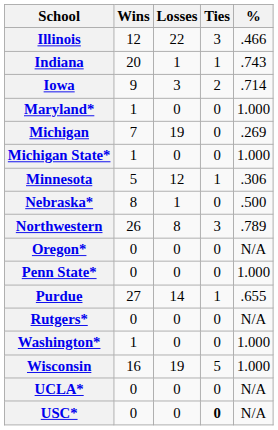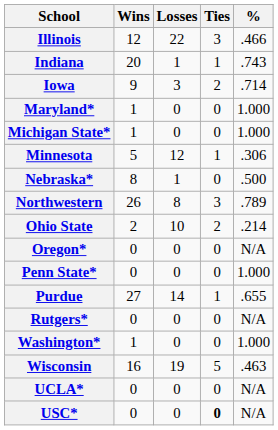- row: (59, 132)
+ row: (59, 226)
(253, 366) 1.000 -> (253, 366) .463
